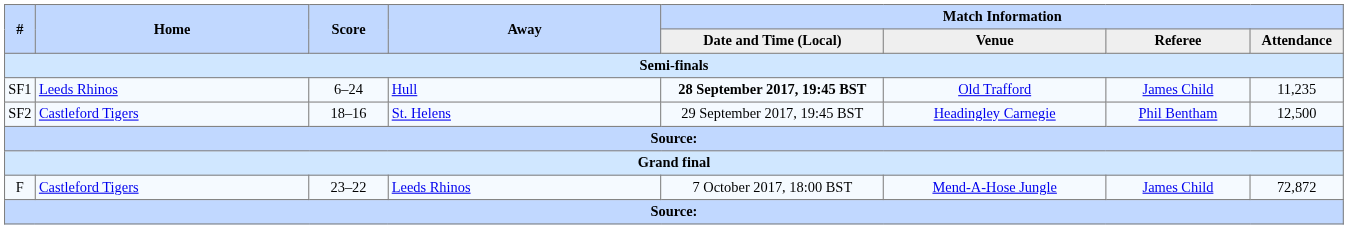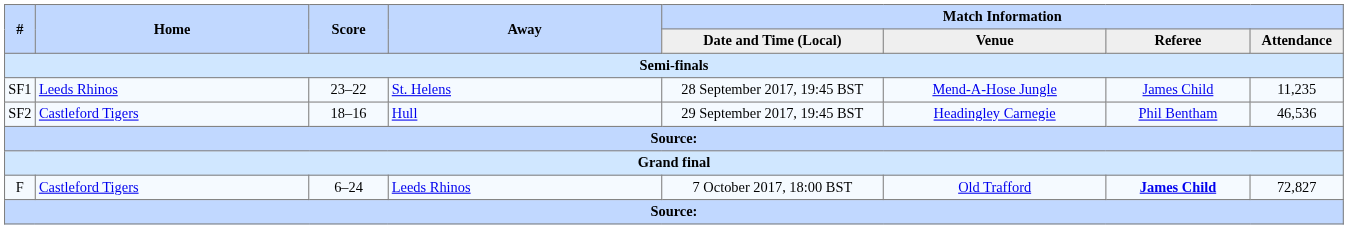(348, 89) 6–24 -> (349, 89) 23–22
(405, 89) Hull -> (421, 89) St. Helens
(772, 89) bold -> (772, 89) normal
(995, 89) Old Trafford -> (995, 89) Mend-A-Hose Jungle
(421, 114) St. Helens -> (405, 114) Hull
(1297, 114) 12,500 -> (1297, 114) 46,536
(349, 187) 23–22 -> (349, 187) 6–24
(995, 187) Mend-A-Hose Jungle -> (995, 187) Old Trafford
(1178, 187) normal -> (1178, 187) bold
(1297, 187) 72,872 -> (1297, 187) 72,827
